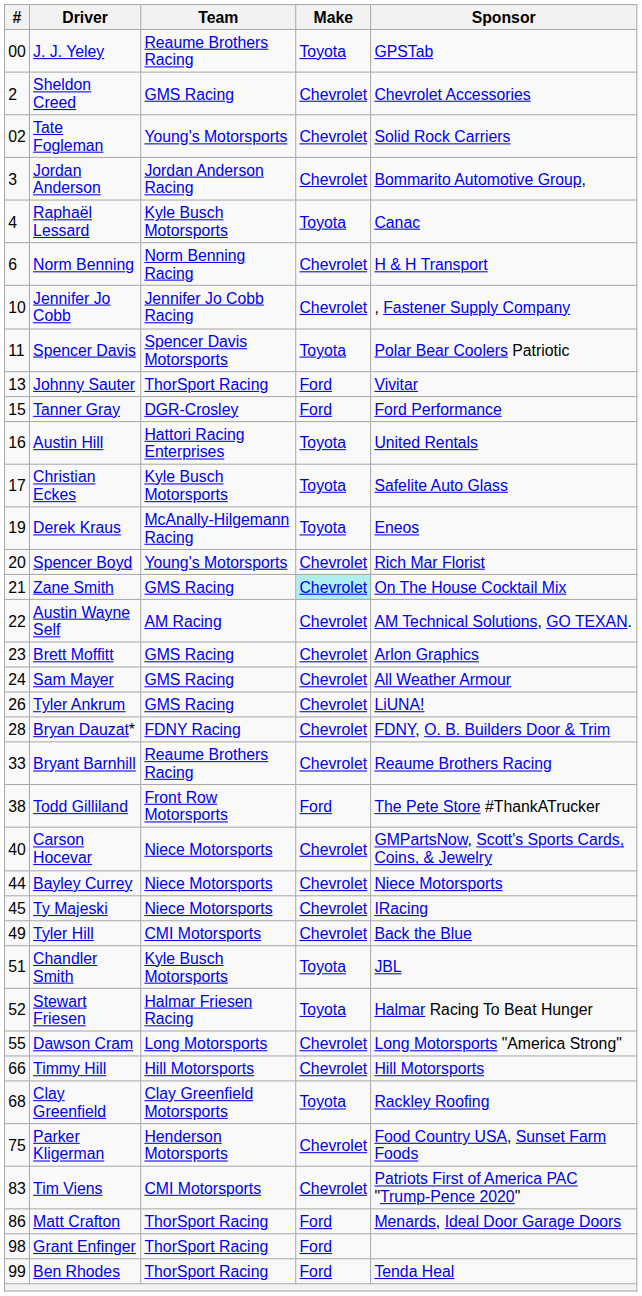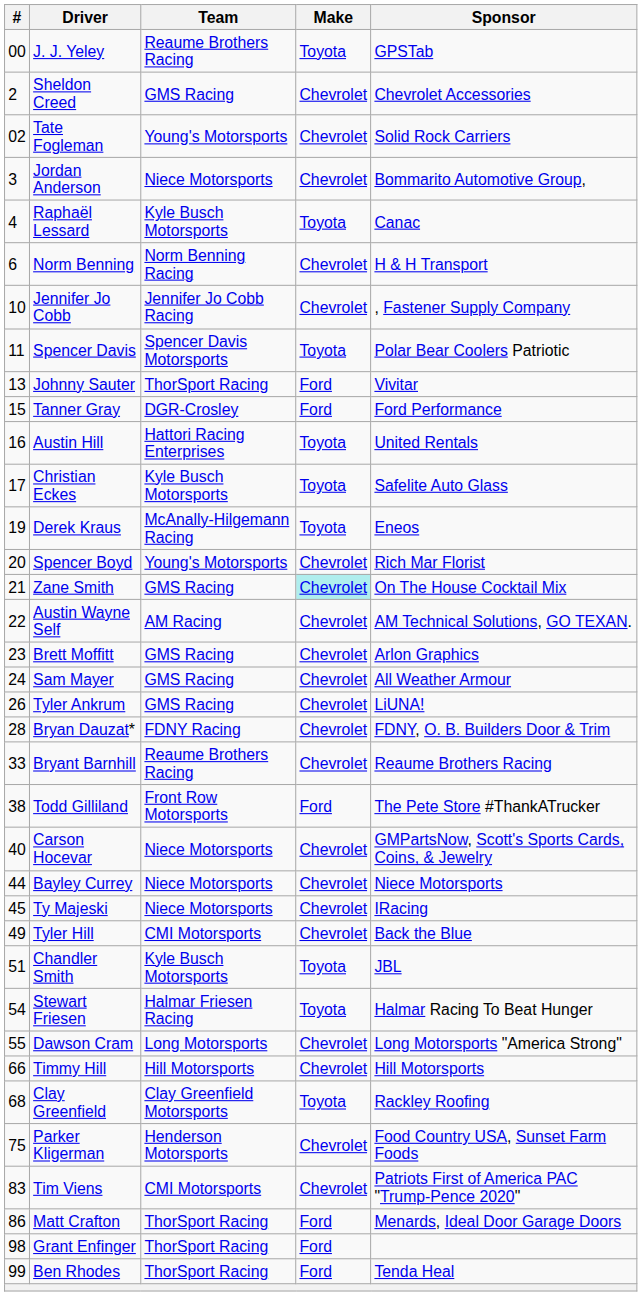(204, 179) Jordan Anderson Racing -> (208, 179) Niece Motorsports
(17, 1010) 52 -> (17, 1010) 54
